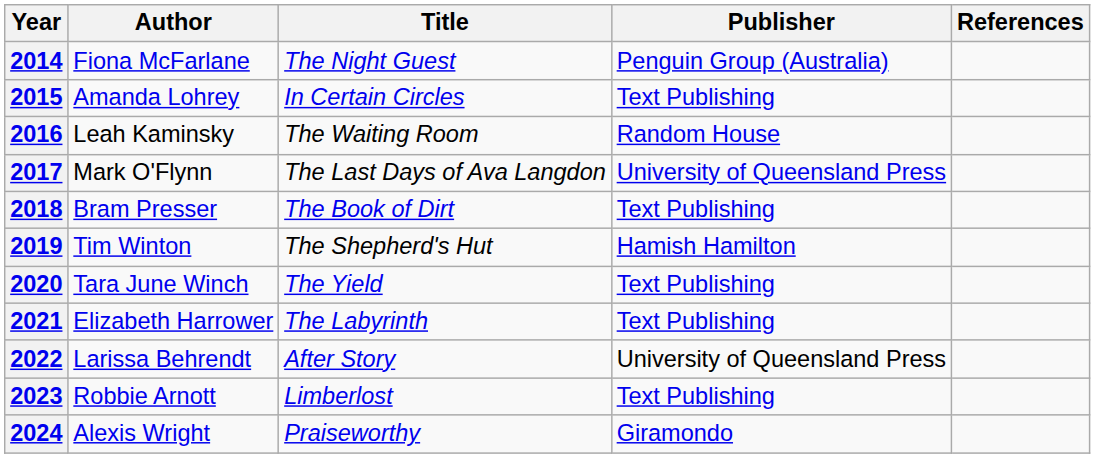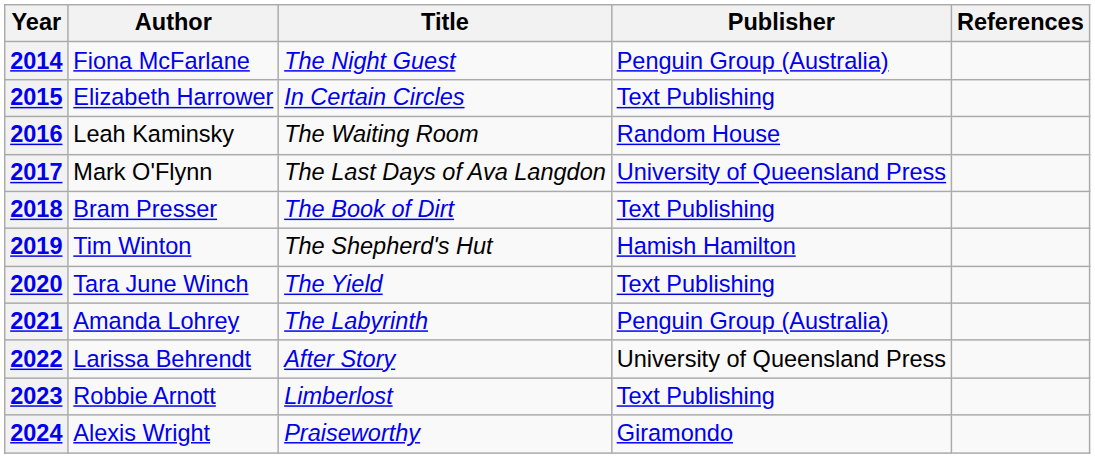(156, 97) Amanda Lohrey -> (173, 97) Elizabeth Harrower
(173, 321) Elizabeth Harrower -> (156, 321) Amanda Lohrey
(696, 321) Text Publishing -> (753, 321) Penguin Group (Australia)
